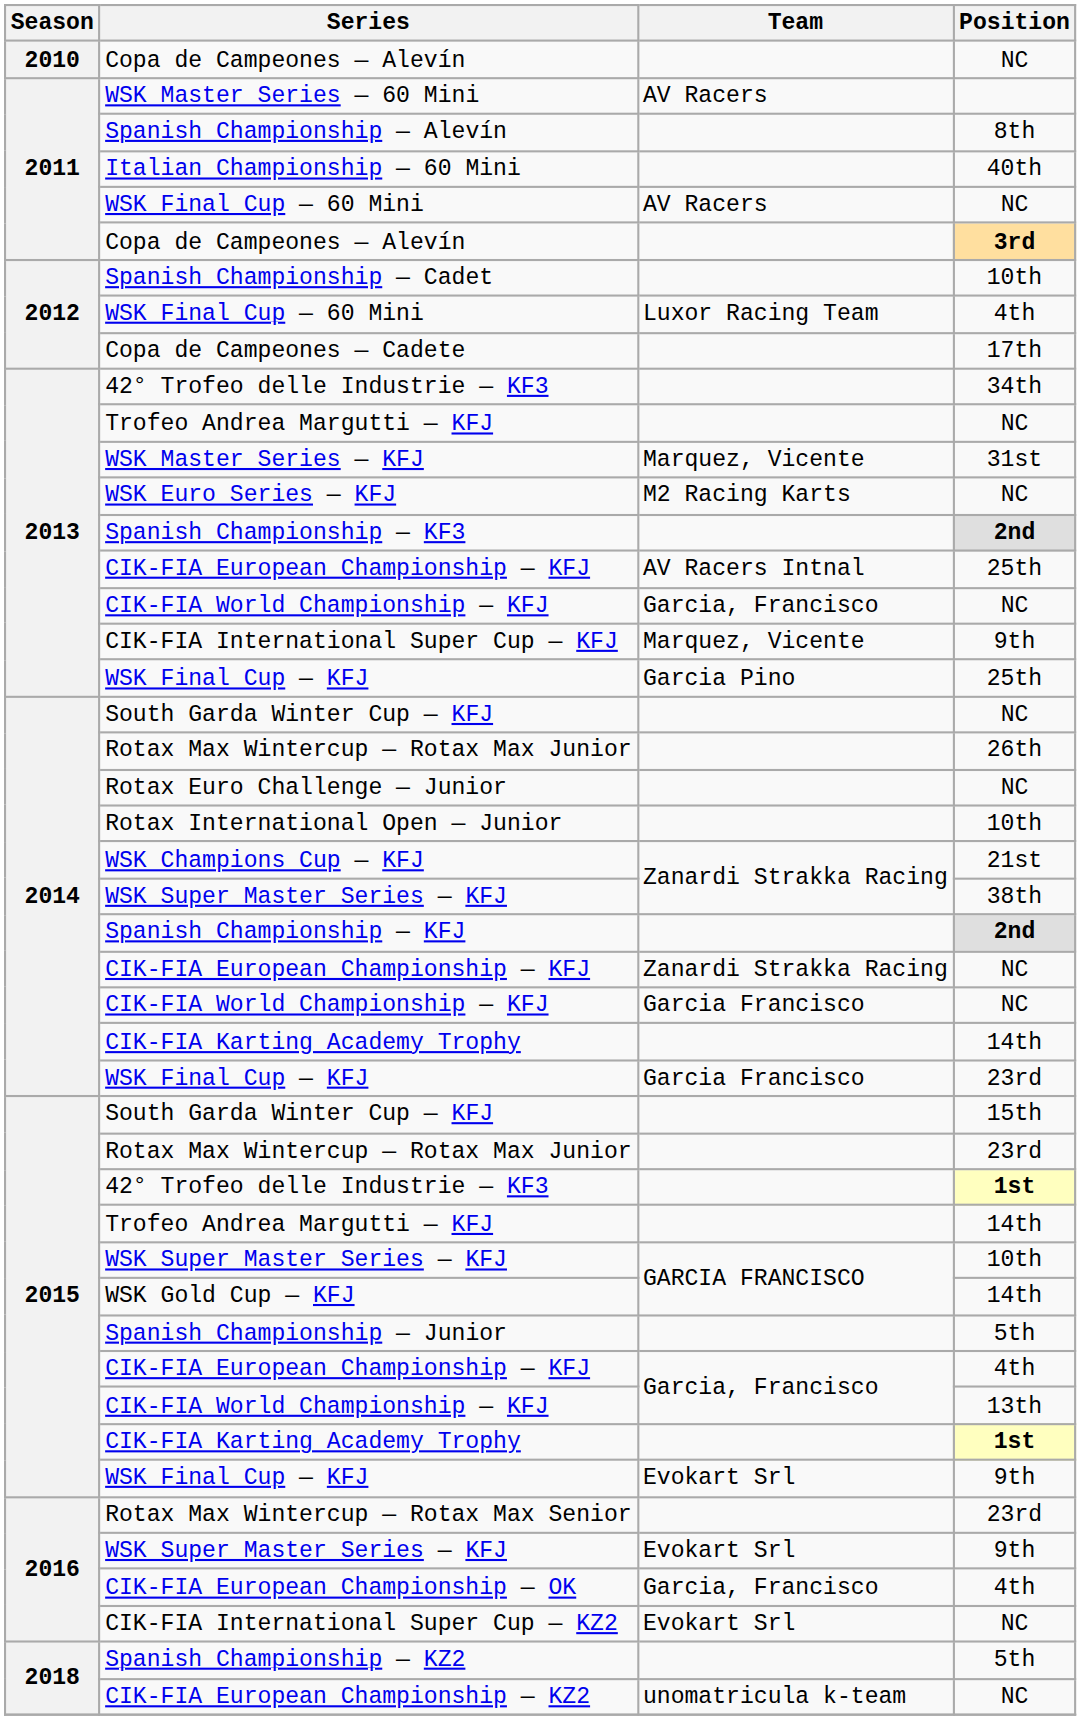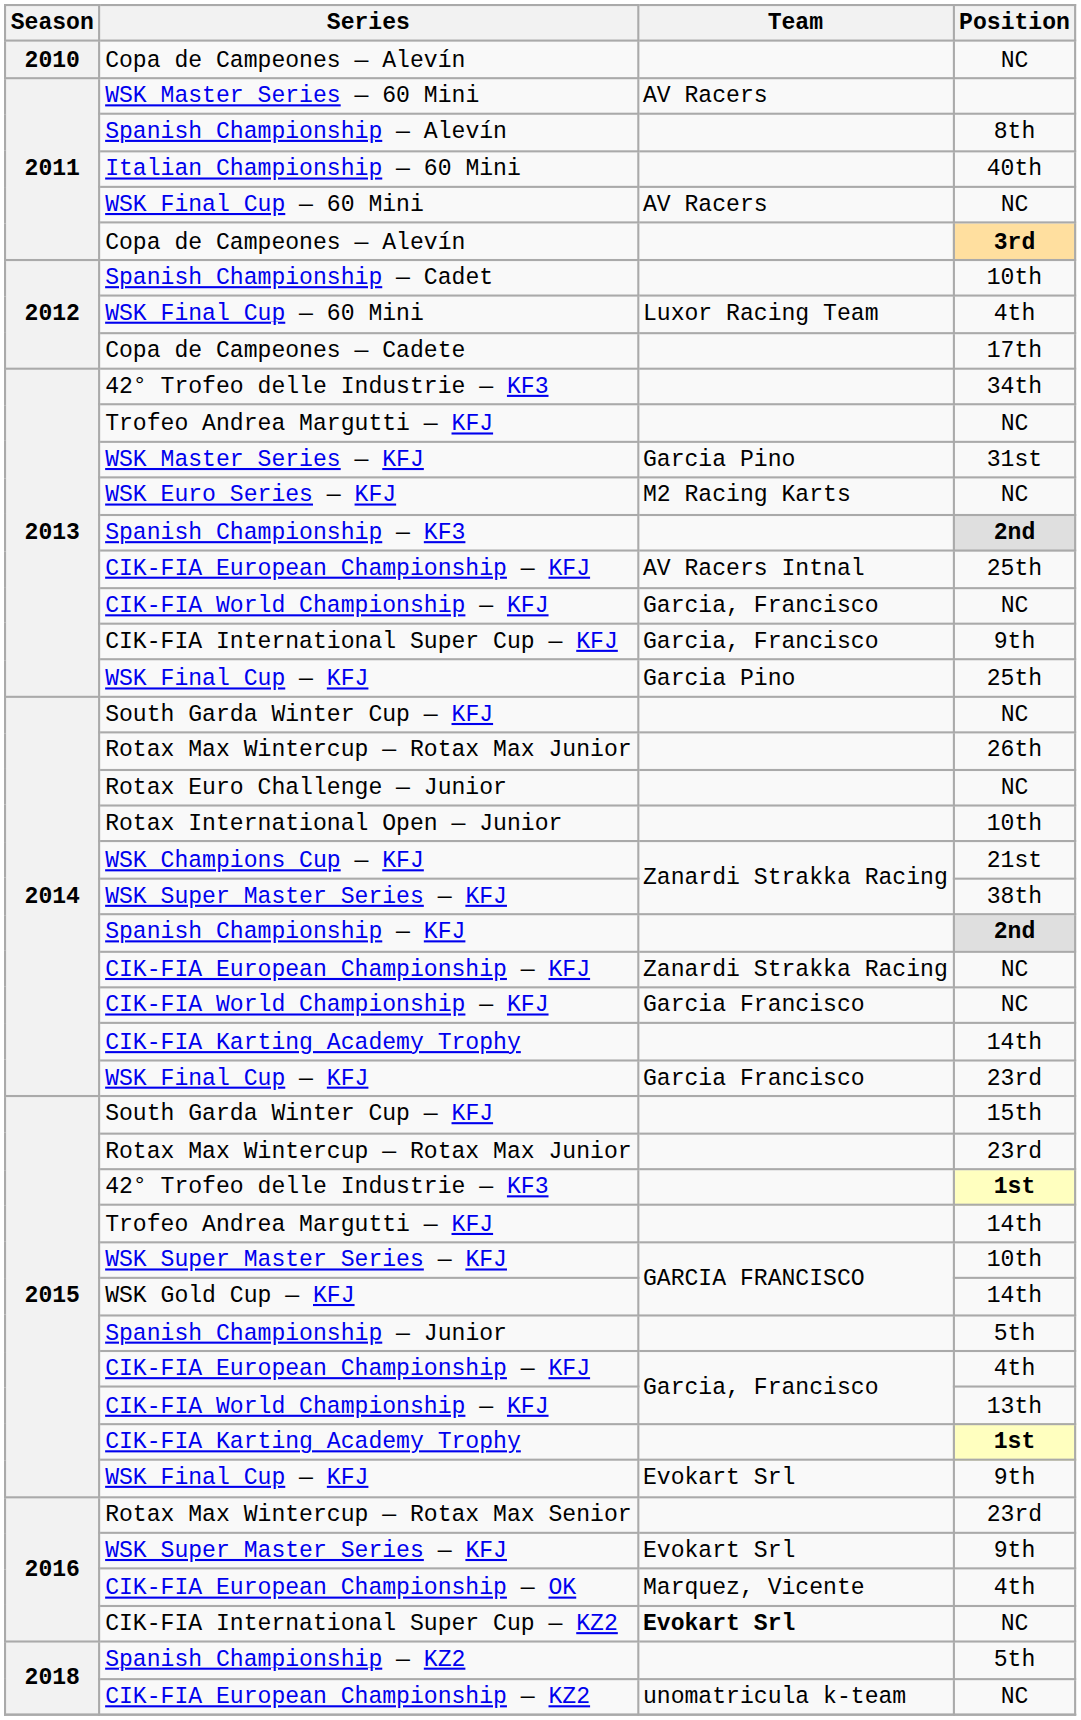(754, 460) Marquez, Vicente -> (719, 460) Garcia Pino
(754, 642) Marquez, Vicente -> (761, 642) Garcia, Francisco
(761, 1588) Garcia, Francisco -> (754, 1588) Marquez, Vicente
(719, 1624) normal -> (719, 1624) bold
